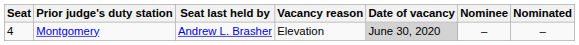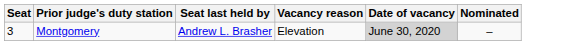- column: (484, 13)
(10, 31) 4 -> (10, 31) 3
